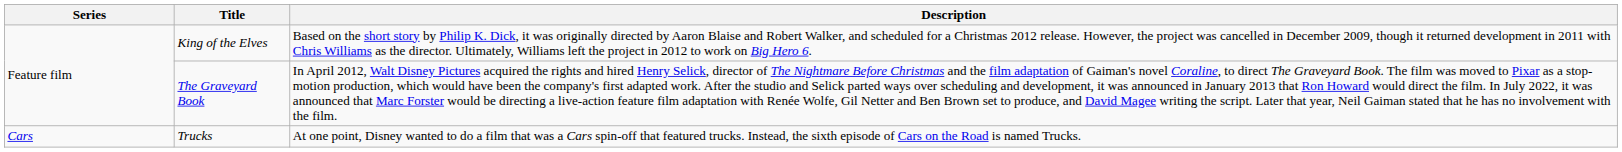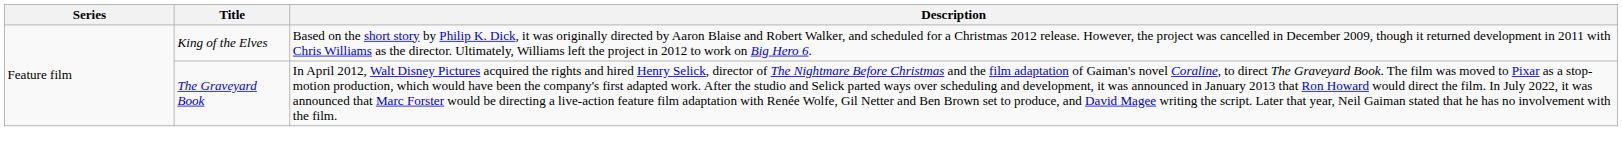- row: (195, 136)
